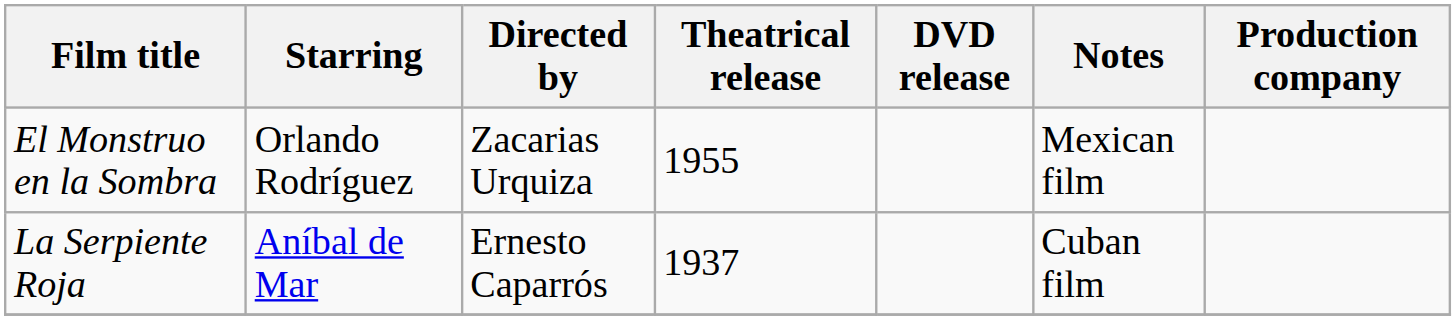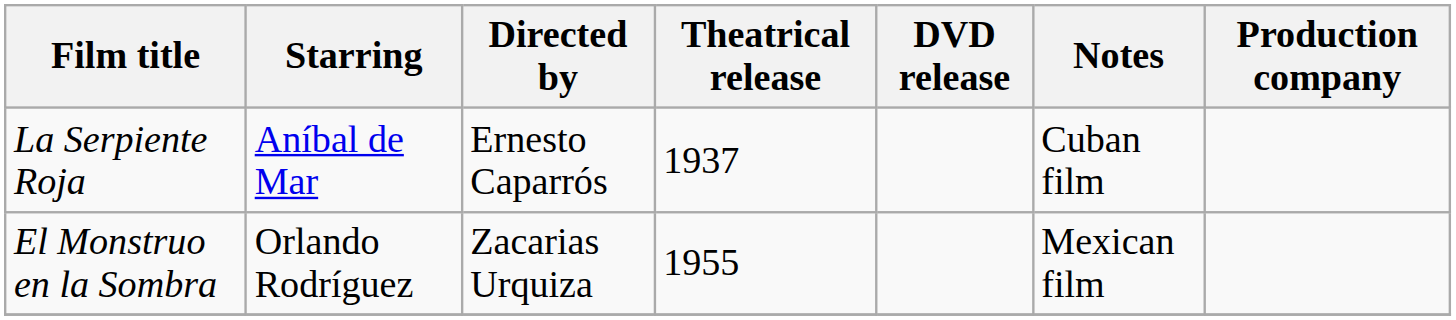rows swapped: (111, 262) <-> (116, 159)
